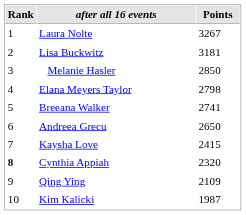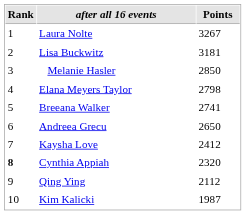(210, 144) 2415 -> (210, 144) 2412
(210, 181) 2109 -> (209, 181) 2112
